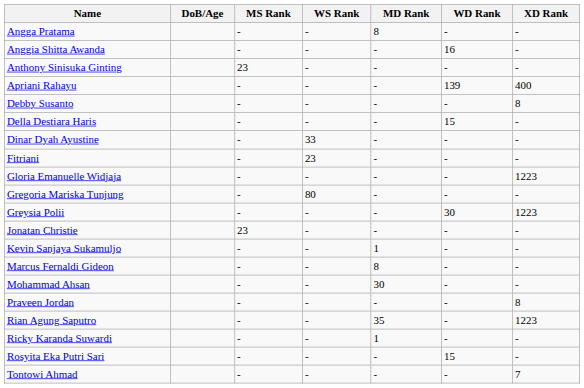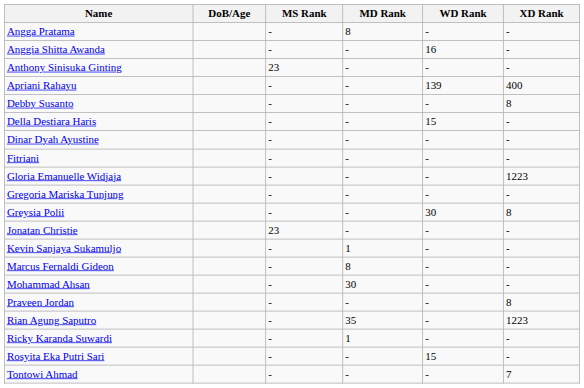- column: (337, 13)
(526, 212) 1223 -> (509, 212) 8
